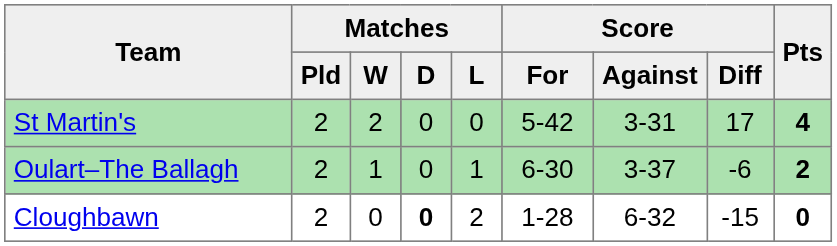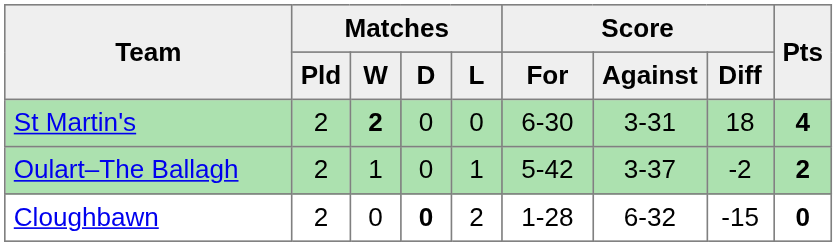(375, 122) normal -> (375, 122) bold
(547, 122) 5-42 -> (547, 122) 6-30
(740, 122) 17 -> (740, 122) 18
(547, 169) 6-30 -> (547, 169) 5-42
(740, 169) -6 -> (740, 169) -2
